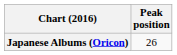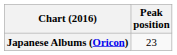(151, 42) 26 -> (151, 42) 23
